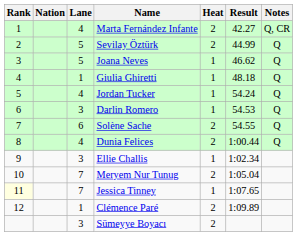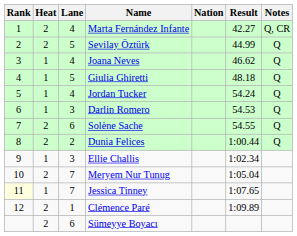columns swapped: (213, 12) <-> (50, 12)
(81, 61) 5 -> (72, 61) 4
(81, 77) 1 -> (72, 77) 5
(81, 142) 4 -> (72, 142) 2
(81, 223) 3 -> (72, 223) 6
